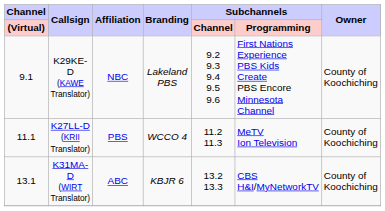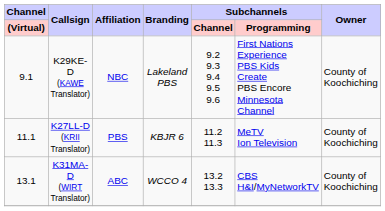(167, 137) WCCO 4 -> (167, 137) KBJR 6
(167, 181) KBJR 6 -> (167, 181) WCCO 4
